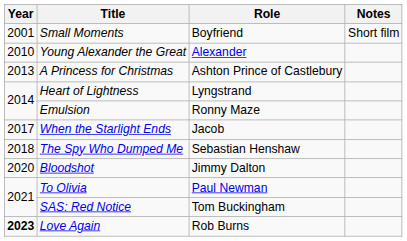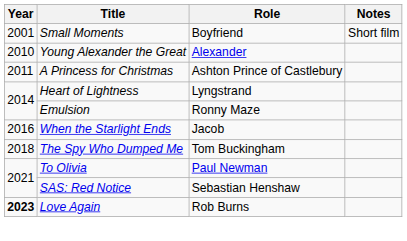(21, 71) 2013 -> (20, 71) 2011
(21, 129) 2017 -> (21, 129) 2016
(246, 149) Sebastian Henshaw -> (238, 149) Tom Buckingham
- row: (67, 168)
(238, 206) Tom Buckingham -> (246, 187) Sebastian Henshaw
